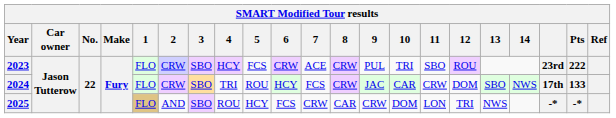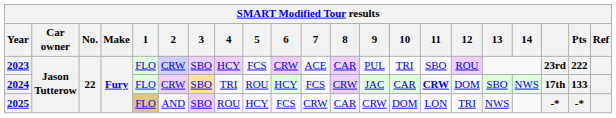(345, 65) CRW -> (345, 65) CAR
(435, 84) normal -> (436, 84) bold
